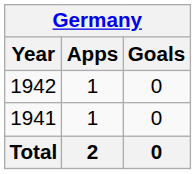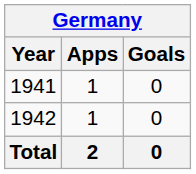rows swapped: (33, 119) <-> (33, 86)
